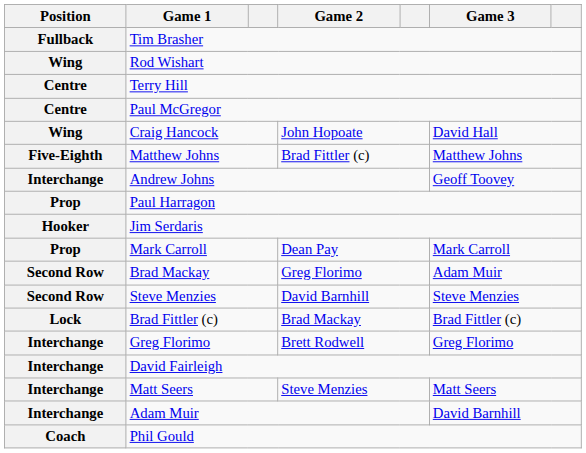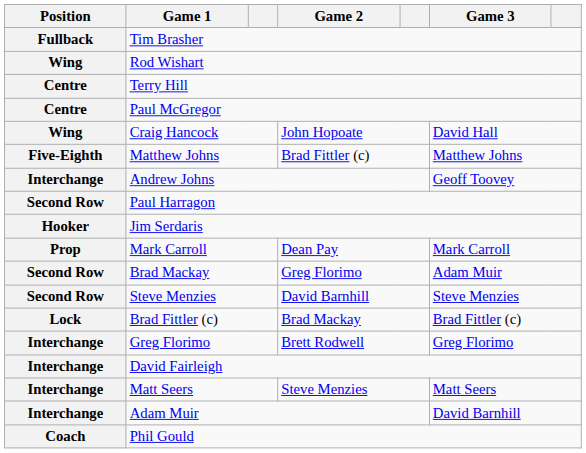(65, 202) Prop -> (65, 202) Second Row
